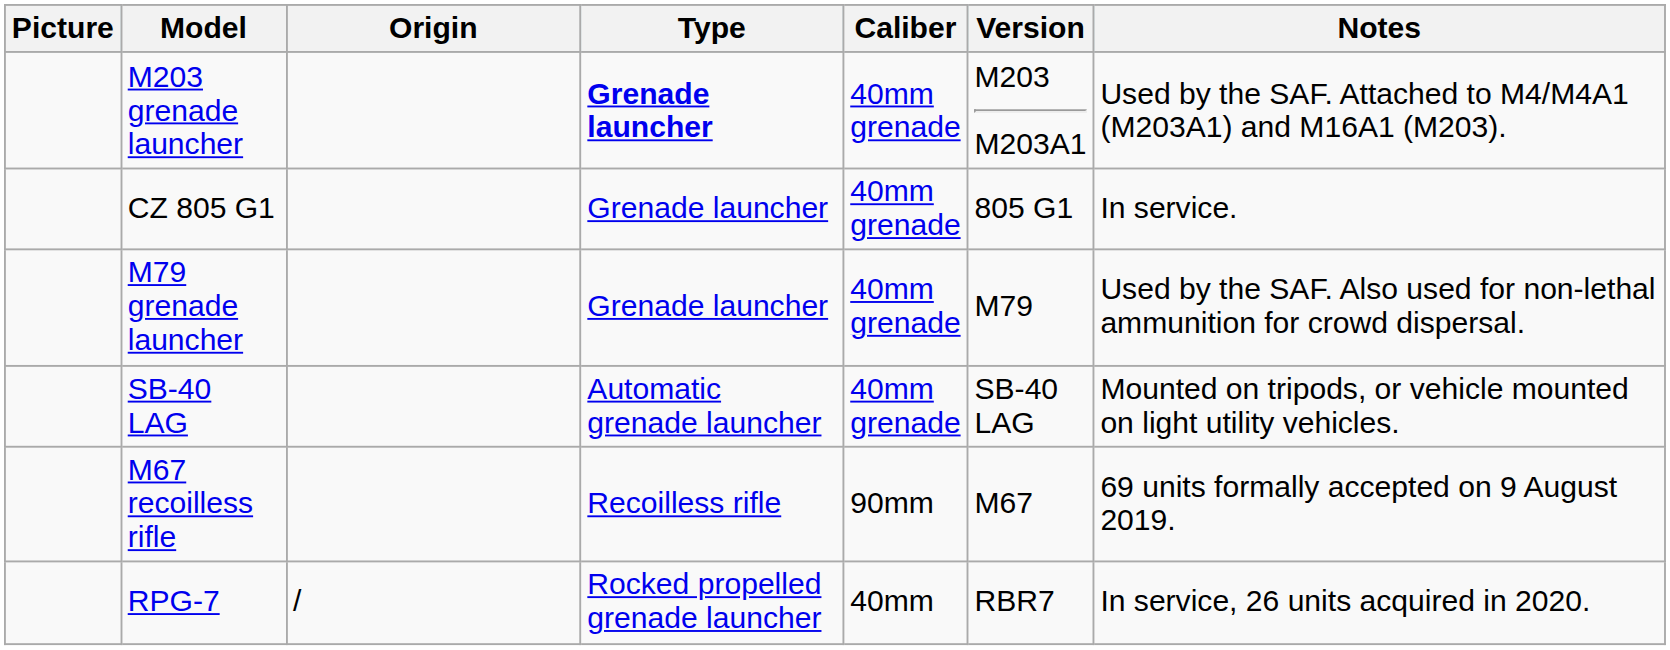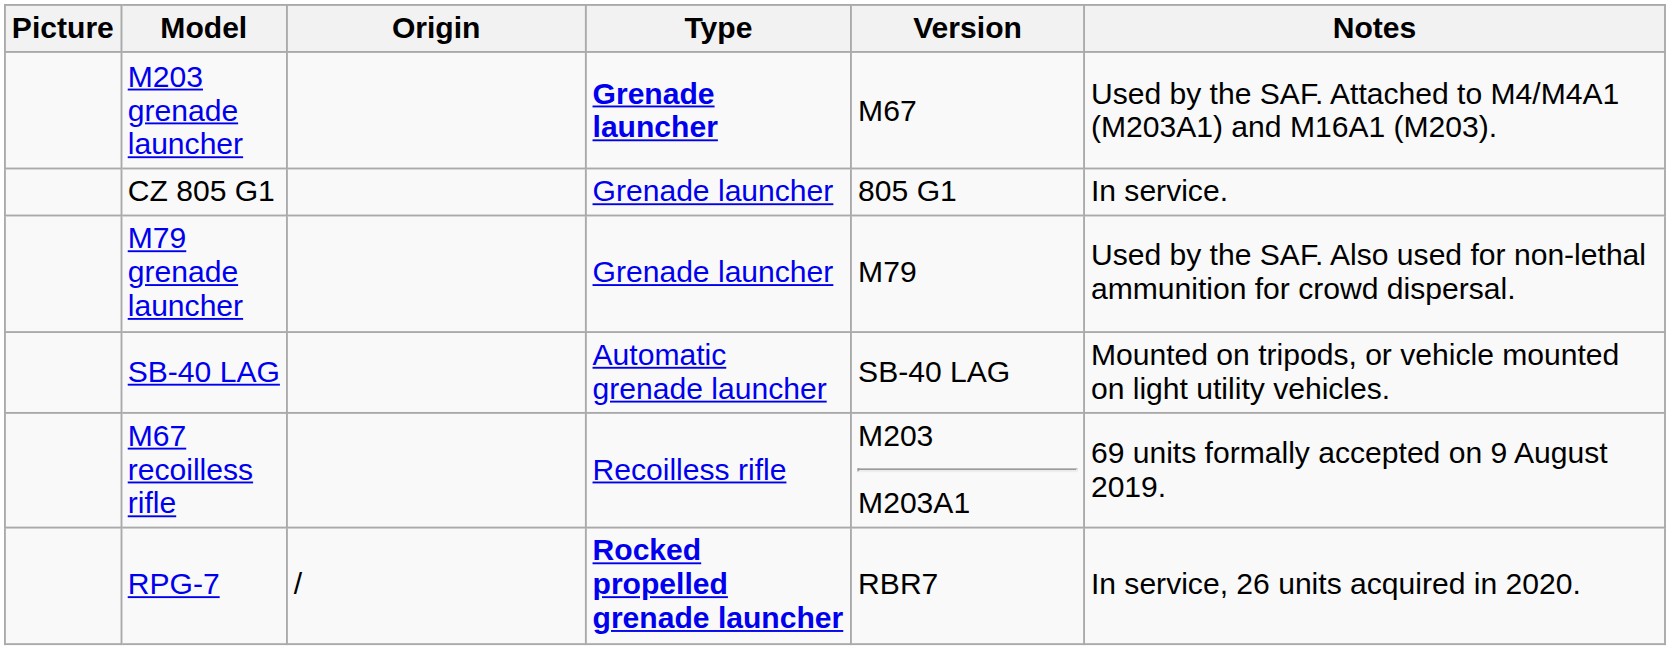- column: (905, 28)
(1031, 109) M203 M203A1 -> (887, 109) M67
(1004, 503) M67 -> (968, 469) M203 M203A1
(704, 602) normal -> (718, 585) bold
